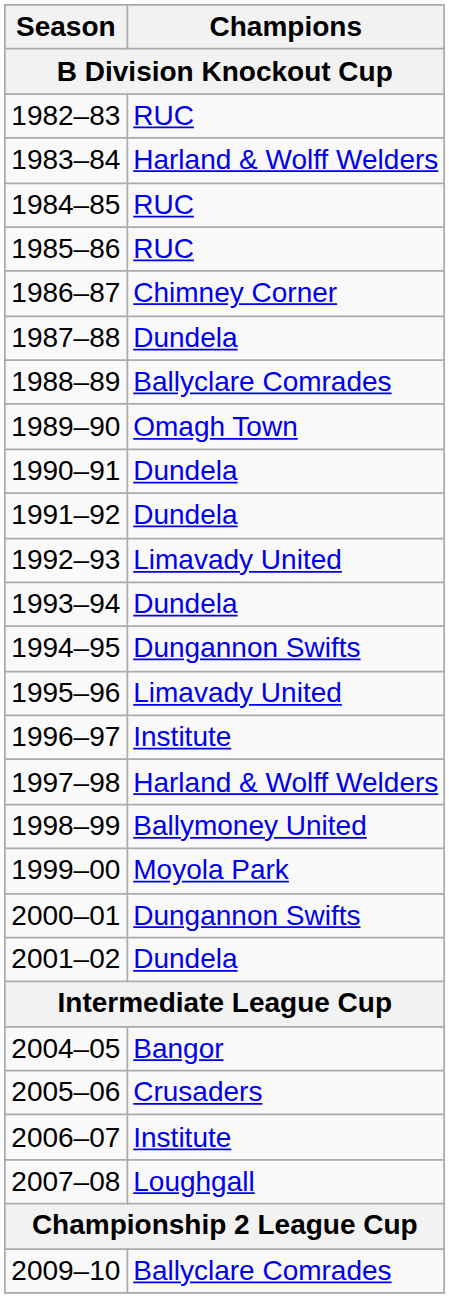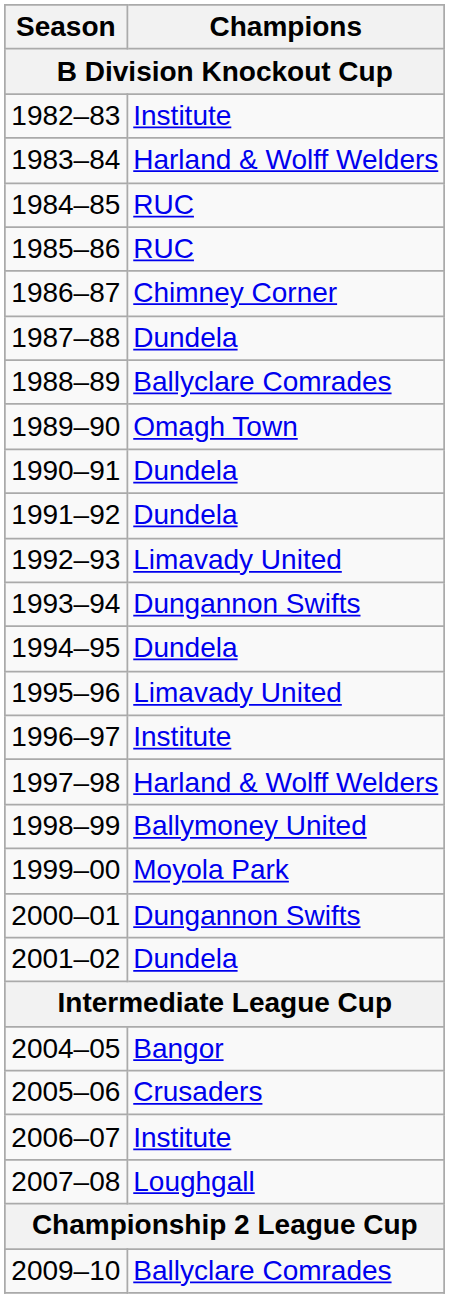(164, 115) RUC -> (182, 115) Institute
(185, 603) Dundela -> (247, 603) Dungannon Swifts
(247, 648) Dungannon Swifts -> (185, 648) Dundela
